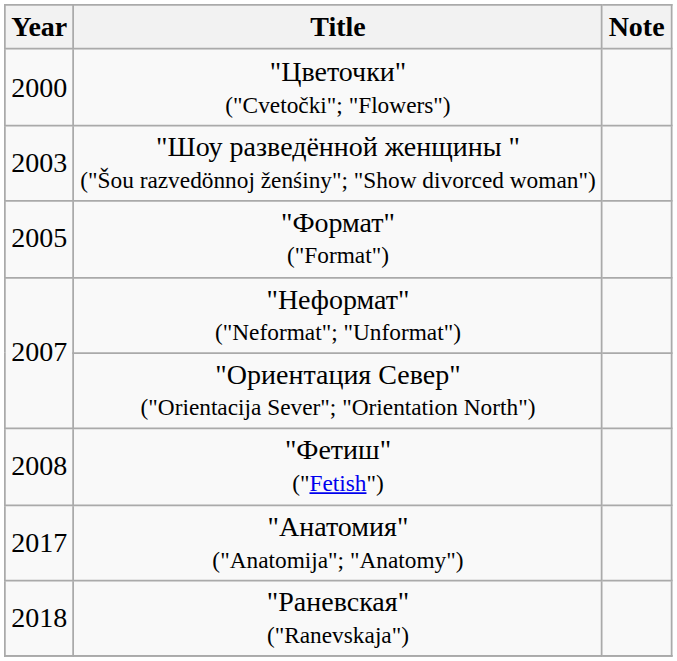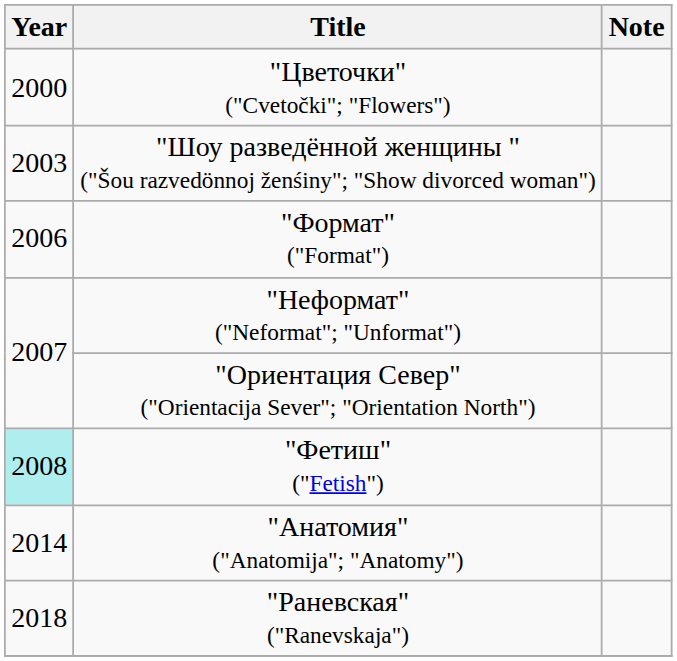(39, 238) 2005 -> (39, 238) 2006
(39, 466) no background -> (39, 466) paleturquoise background
(39, 542) 2017 -> (39, 542) 2014
